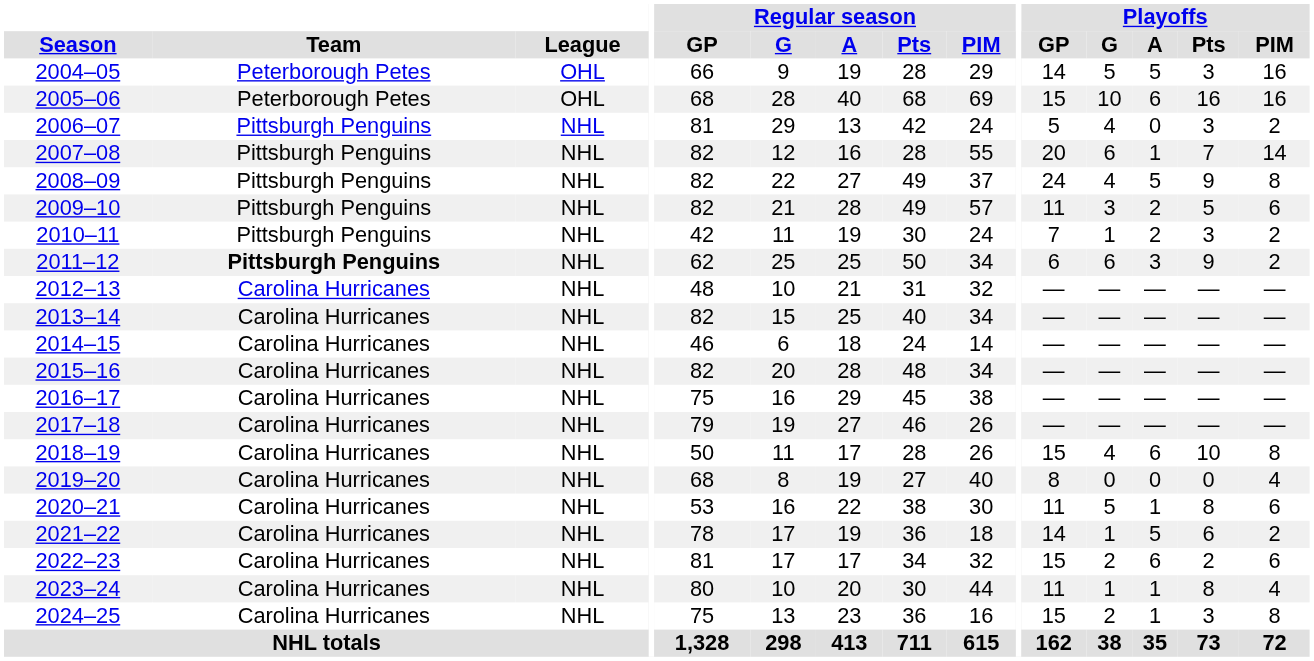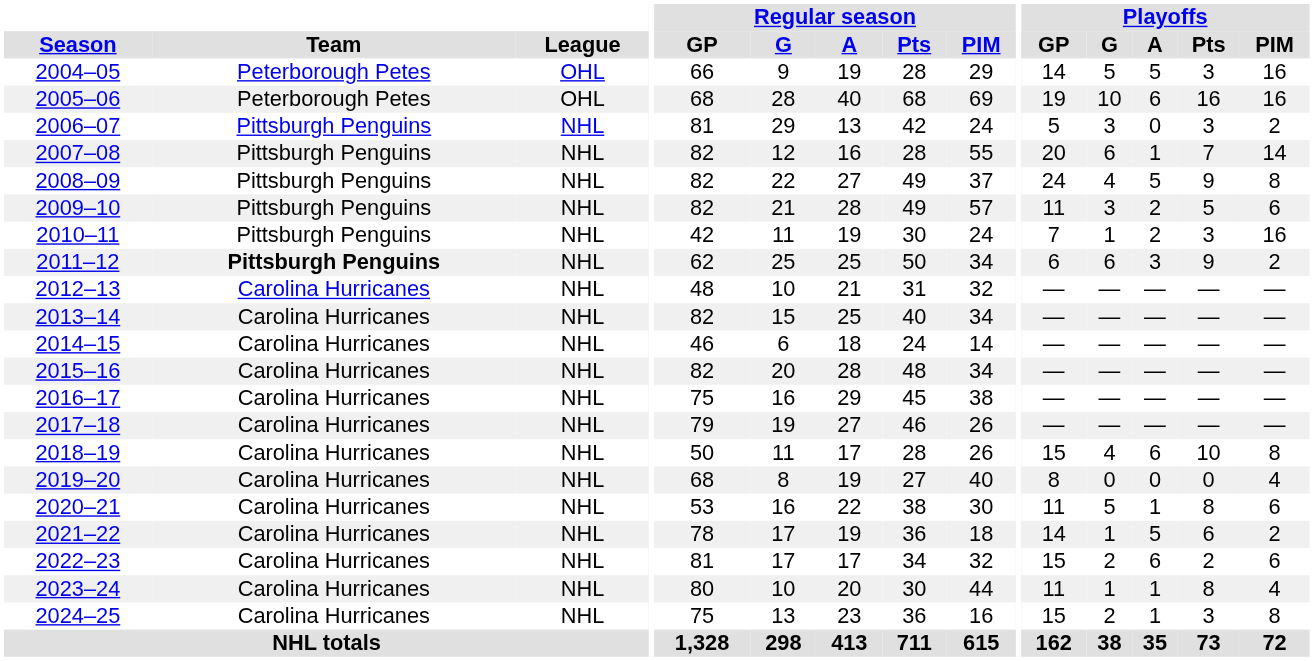(1054, 99) 15 -> (1054, 99) 19
(1109, 126) 4 -> (1109, 126) 3
(1275, 235) 2 -> (1275, 235) 16
